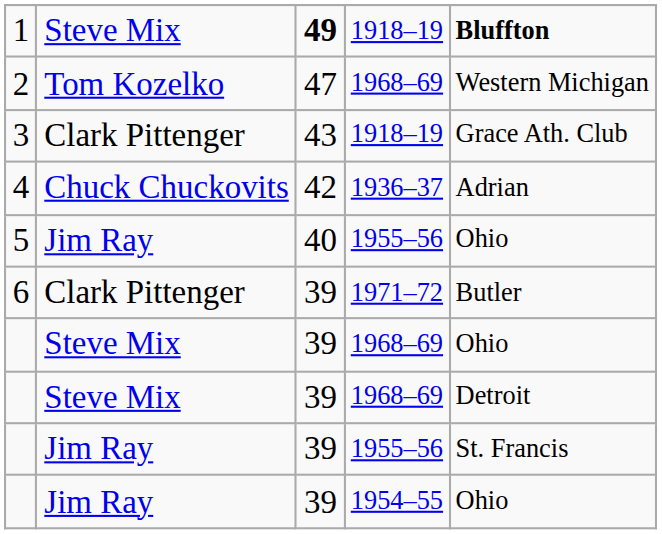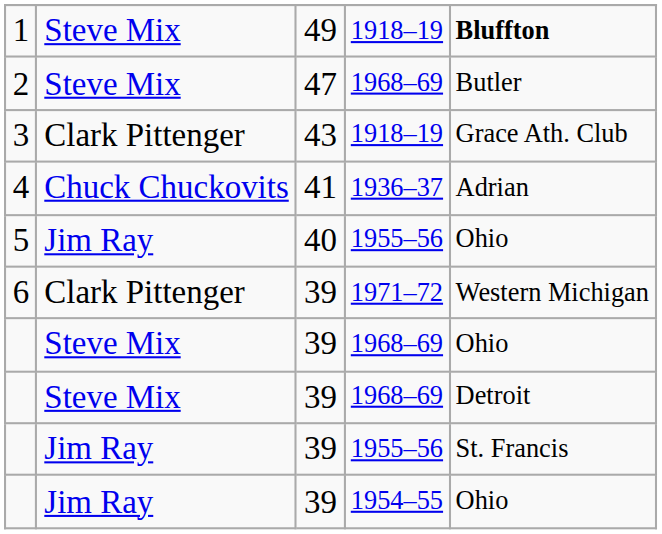(320, 30) bold -> (320, 30) normal
(134, 82) Tom Kozelko -> (113, 82) Steve Mix
(552, 82) Western Michigan -> (489, 82) Butler
(320, 187) 42 -> (320, 187) 41
(489, 291) Butler -> (552, 291) Western Michigan
